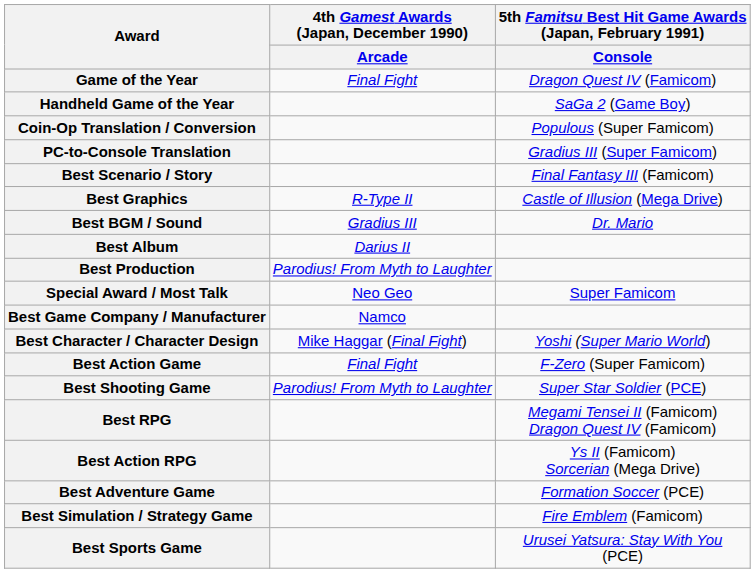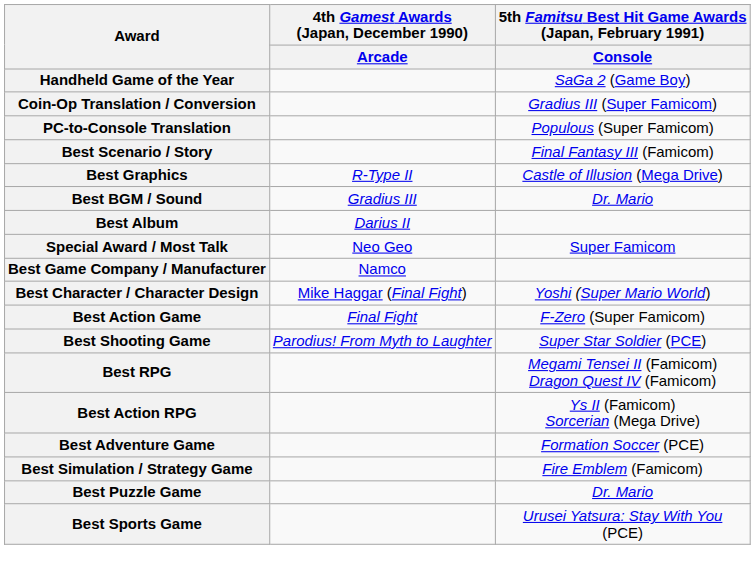- row: (137, 81)
(623, 128) Populous (Super Famicom) -> (623, 104) Gradius III (Super Famicom)
(623, 152) Gradius III (Super Famicom) -> (623, 128) Populous (Super Famicom)
- row: (137, 270)
+ row: (137, 493)
